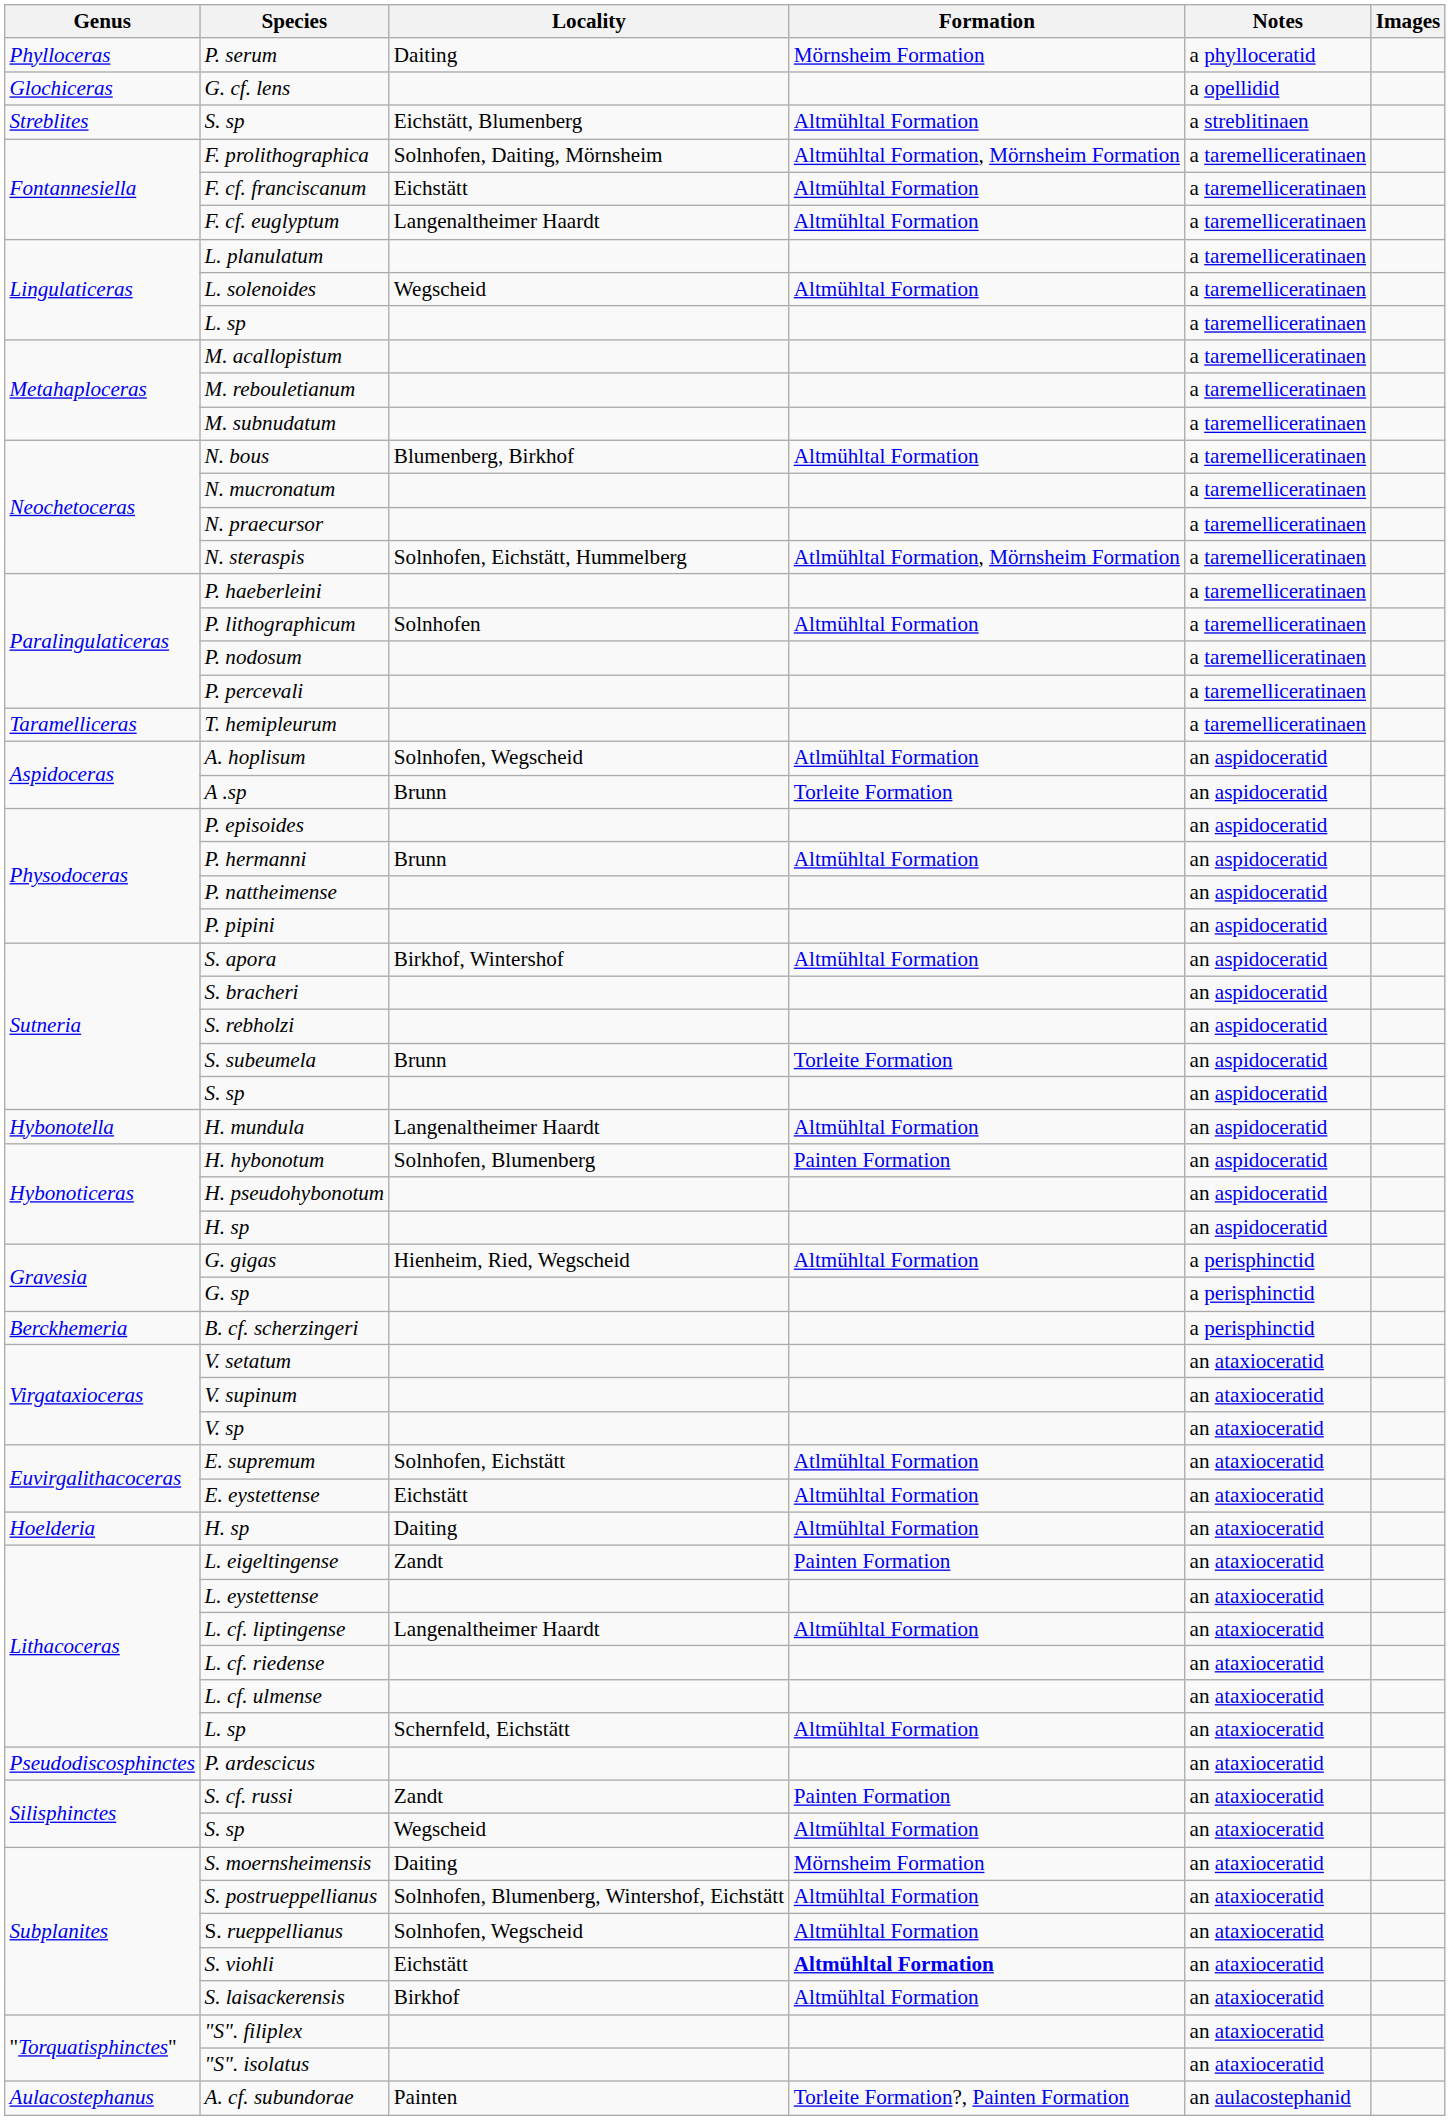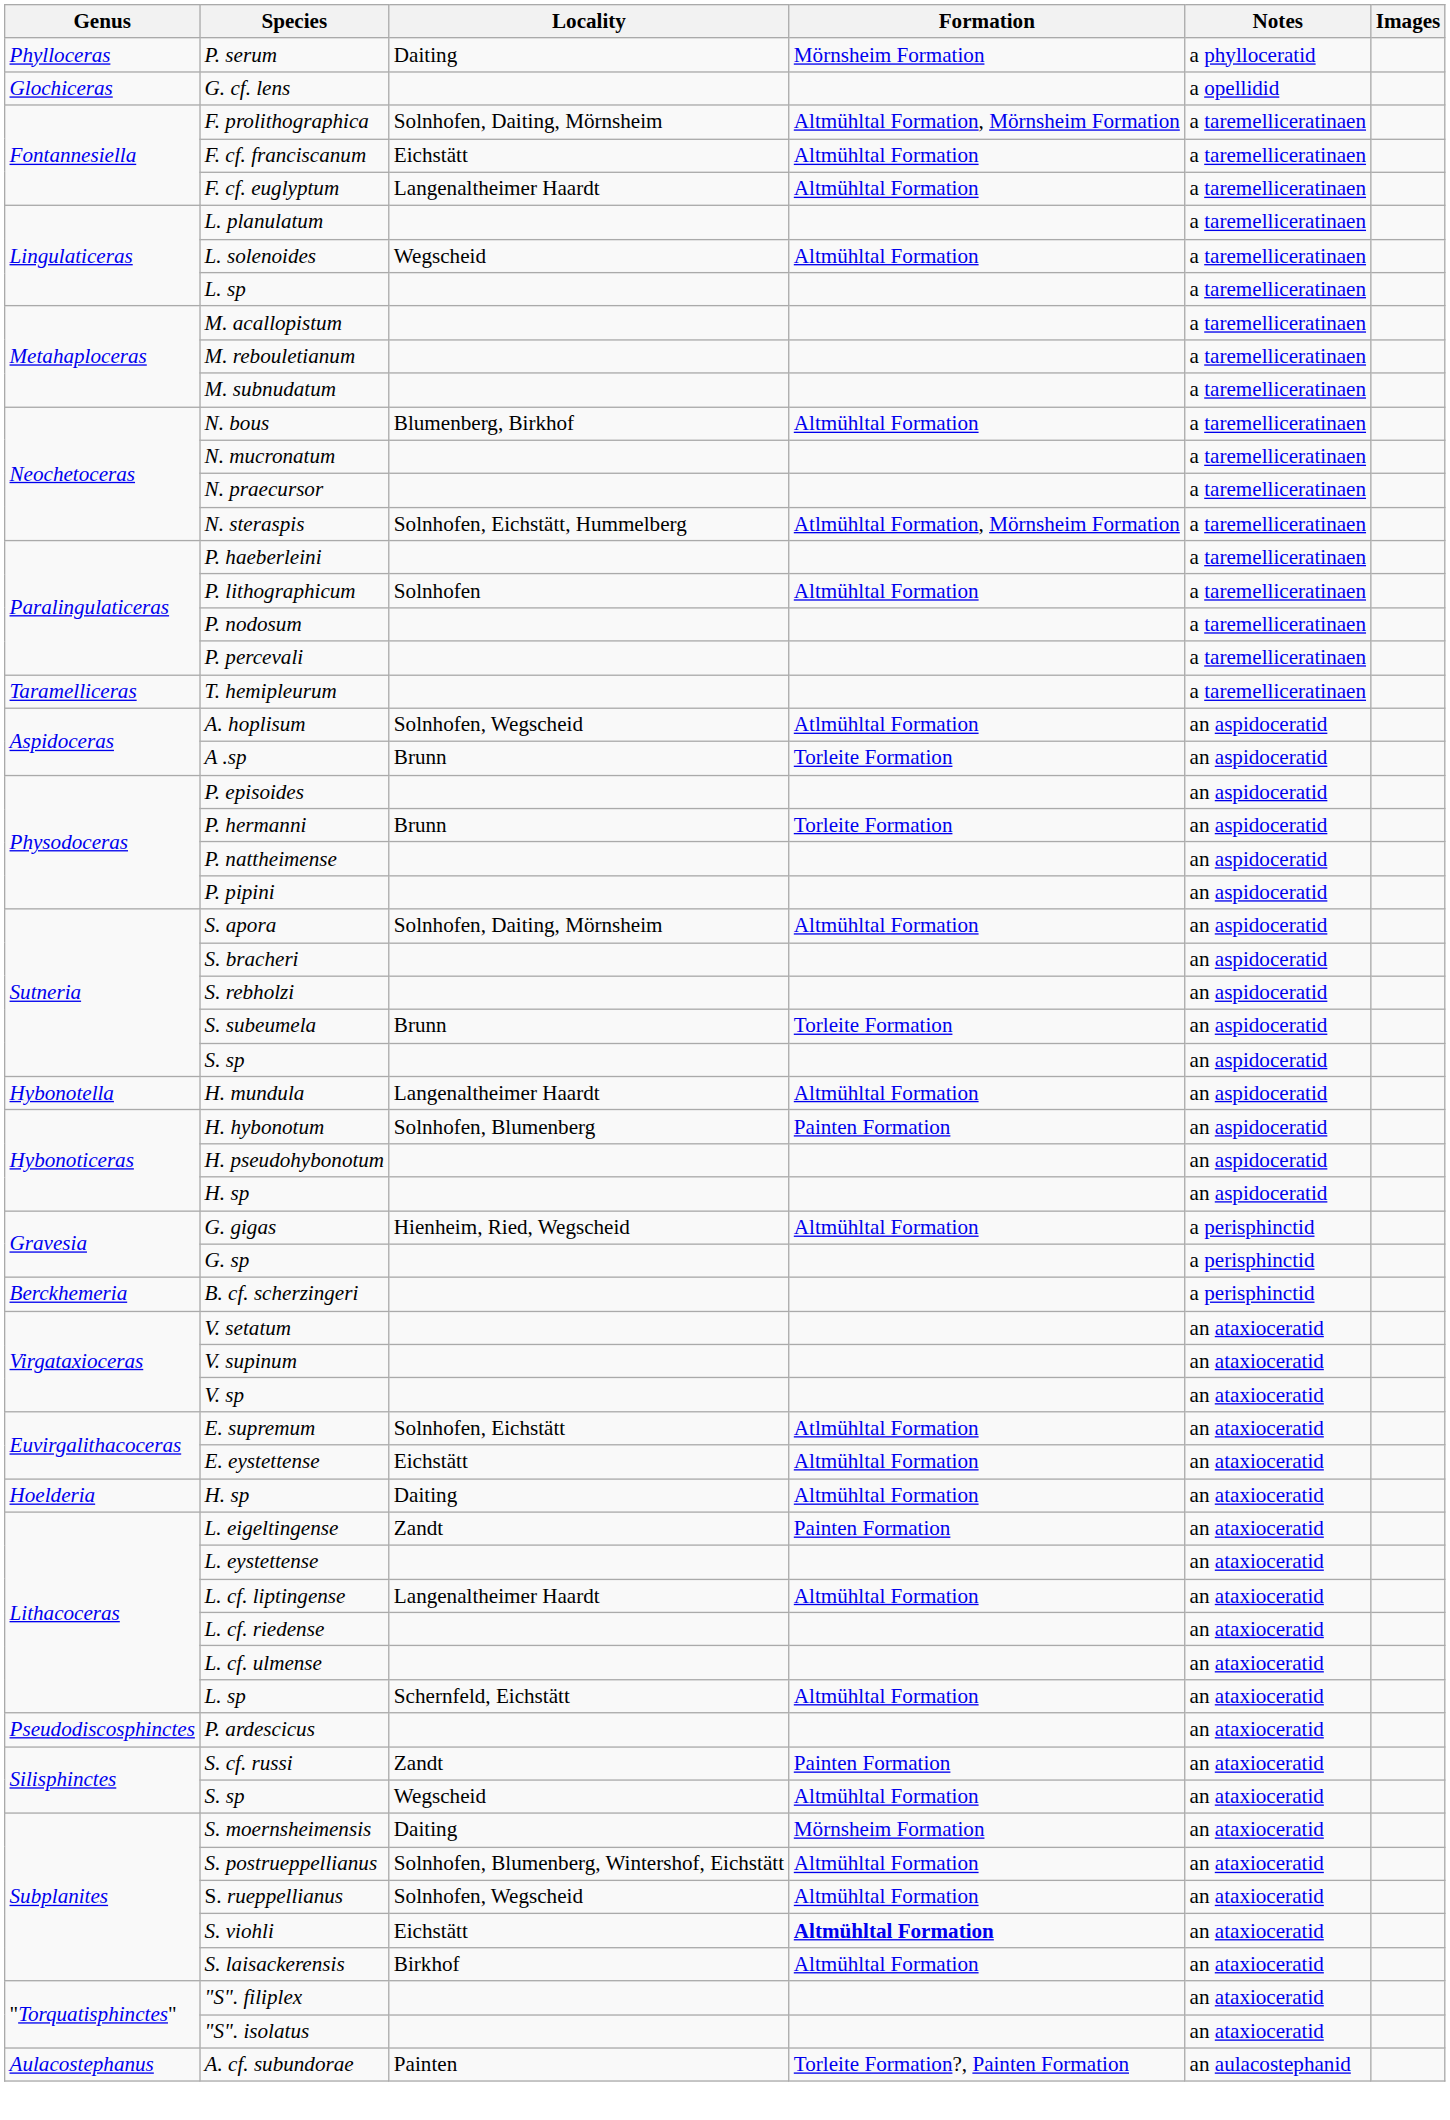- row: (49, 121)
(886, 858) Altmühltal Formation -> (873, 825) Torleite Formation
(479, 959) Birkhof, Wintershof -> (528, 925) Solnhofen, Daiting, Mörnsheim
